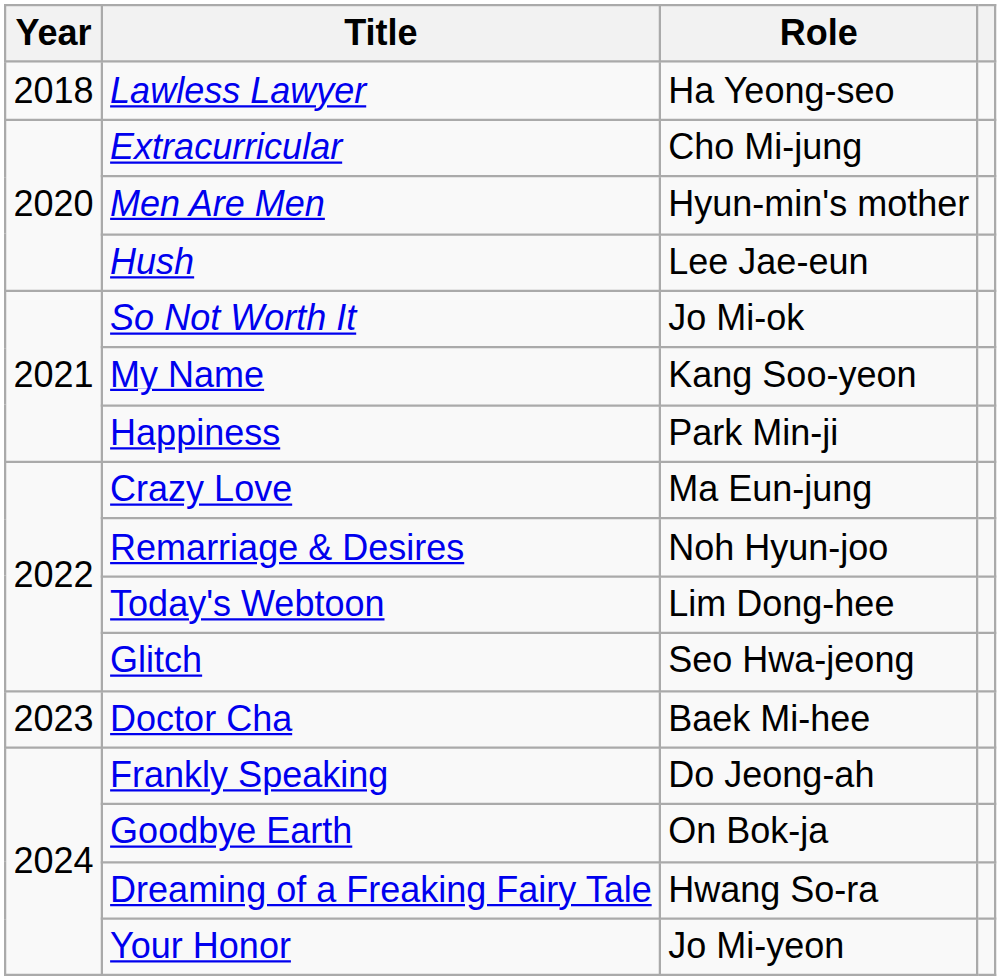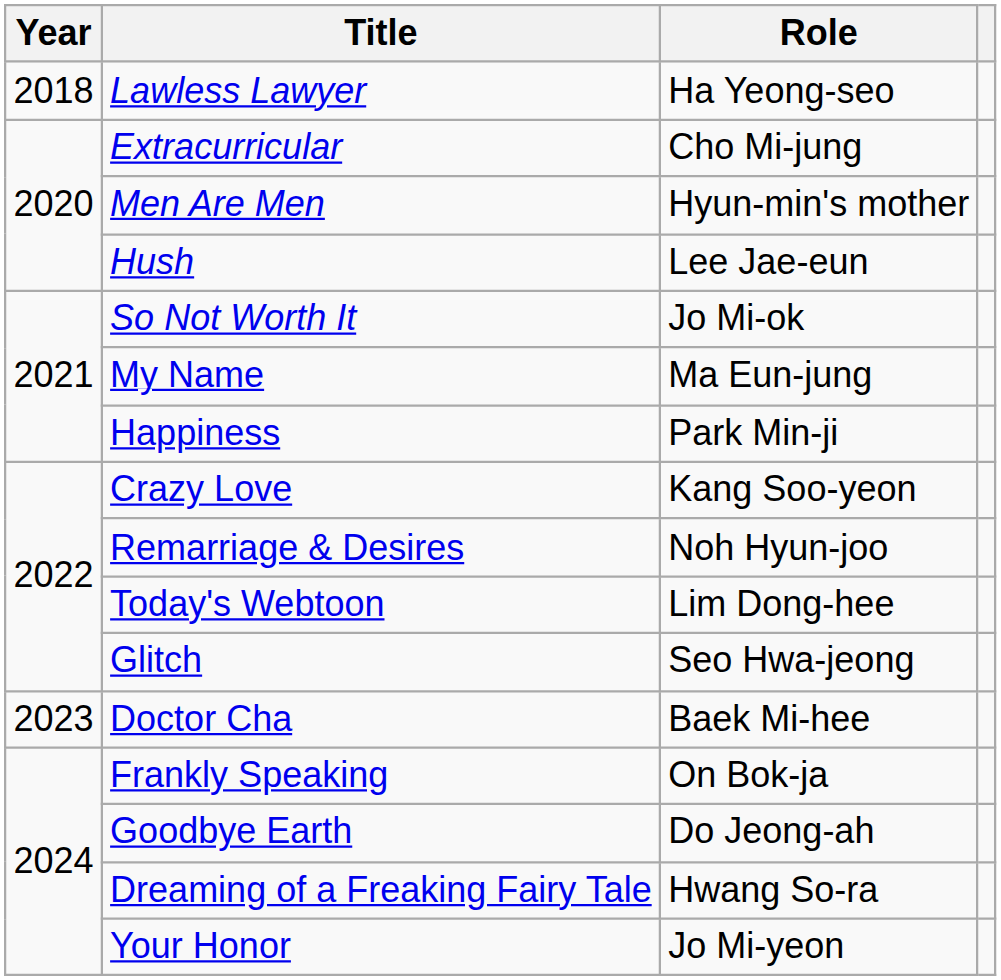(792, 375) Kang Soo-yeon -> (770, 375) Ma Eun-jung
(770, 489) Ma Eun-jung -> (792, 489) Kang Soo-yeon
(771, 775) Do Jeong-ah -> (748, 775) On Bok-ja
(748, 832) On Bok-ja -> (771, 832) Do Jeong-ah
